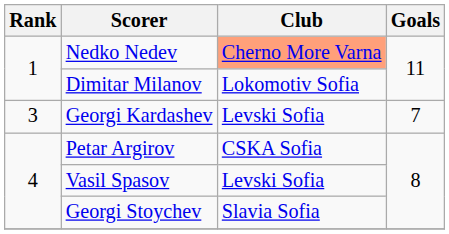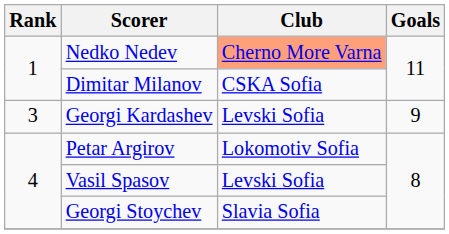(290, 84) Lokomotiv Sofia -> (272, 84) CSKA Sofia
(415, 116) 7 -> (415, 116) 9
(272, 148) CSKA Sofia -> (290, 148) Lokomotiv Sofia
